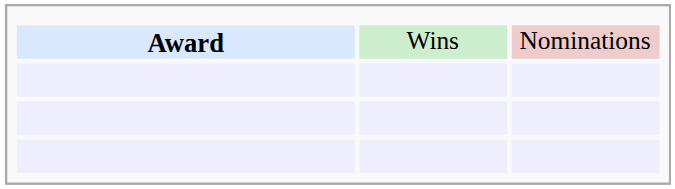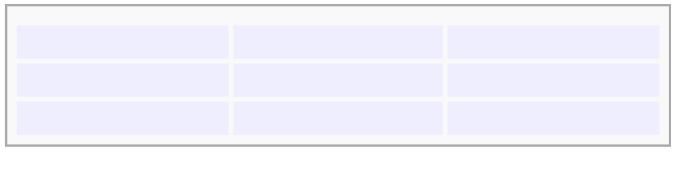- row: (186, 43)
